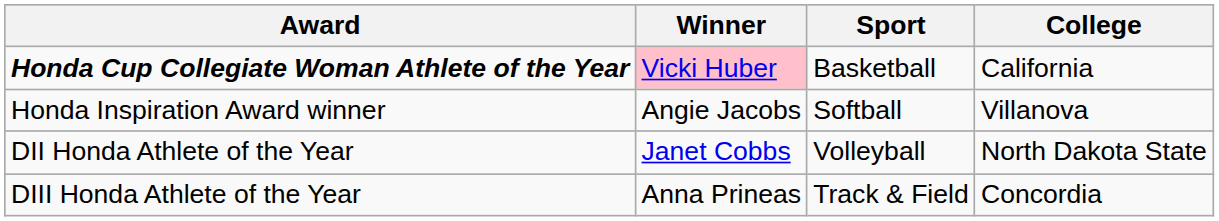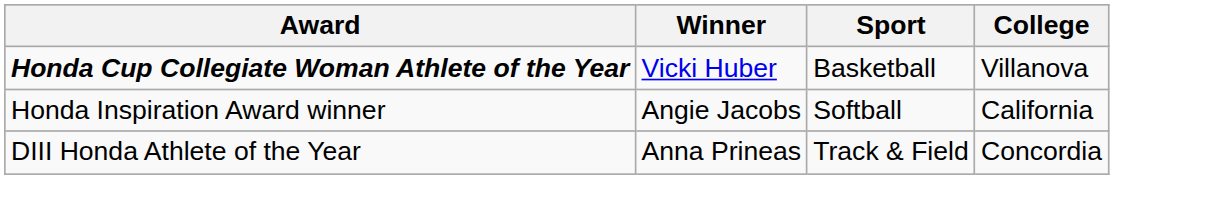(709, 67) pink background -> (709, 67) no background
(1037, 67) California -> (1035, 67) Villanova
(1035, 109) Villanova -> (1037, 109) California
- row: (182, 151)
